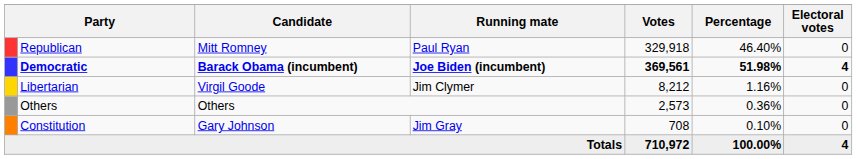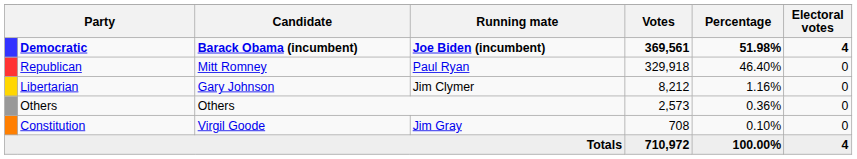rows swapped: (54, 67) <-> (51, 48)
(231, 87) Virgil Goode -> (236, 87) Gary Johnson
(236, 126) Gary Johnson -> (231, 126) Virgil Goode
